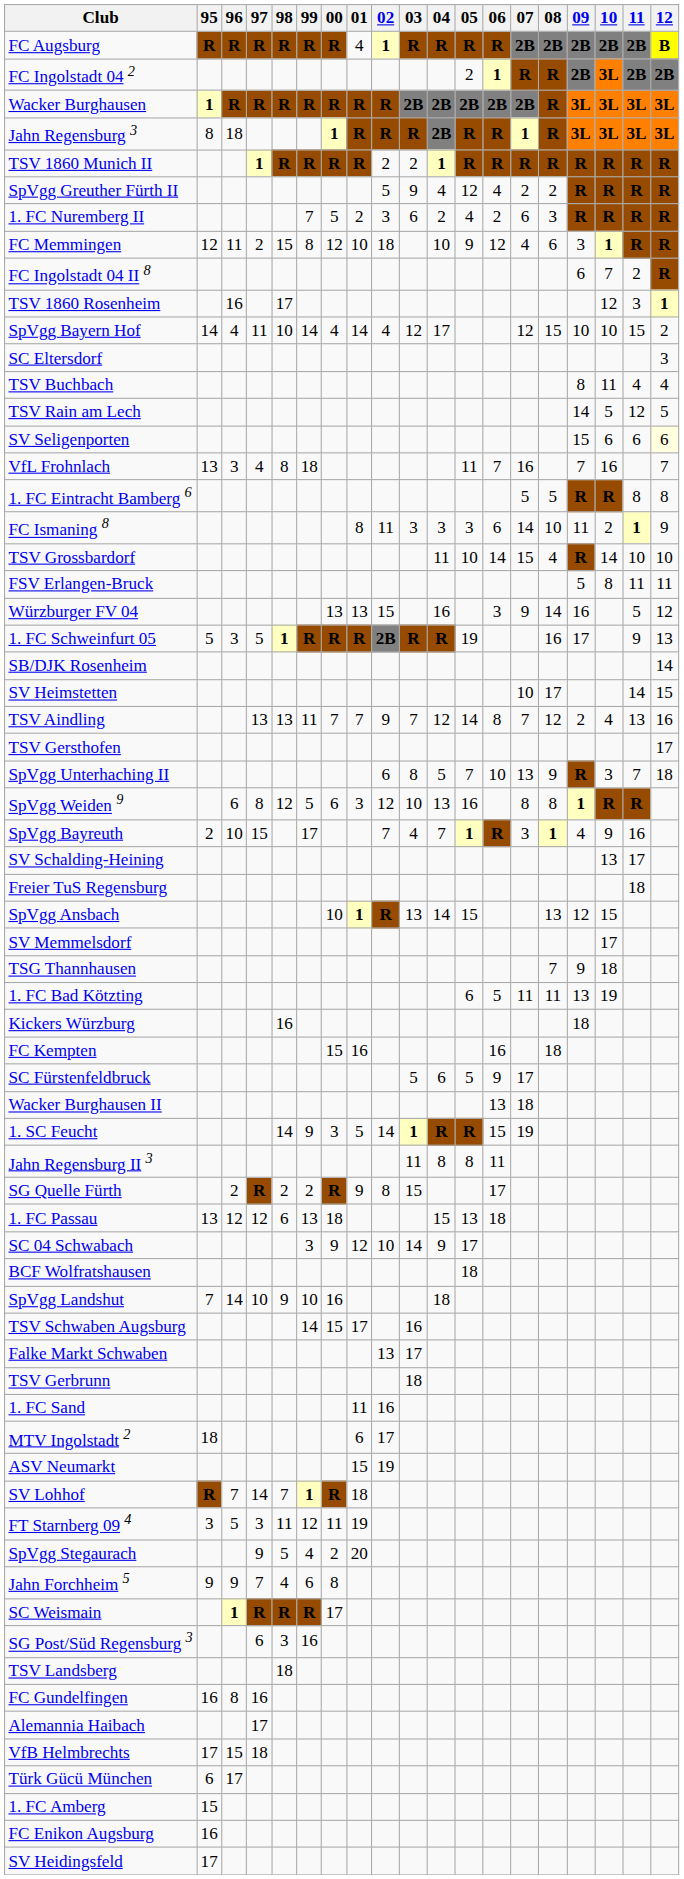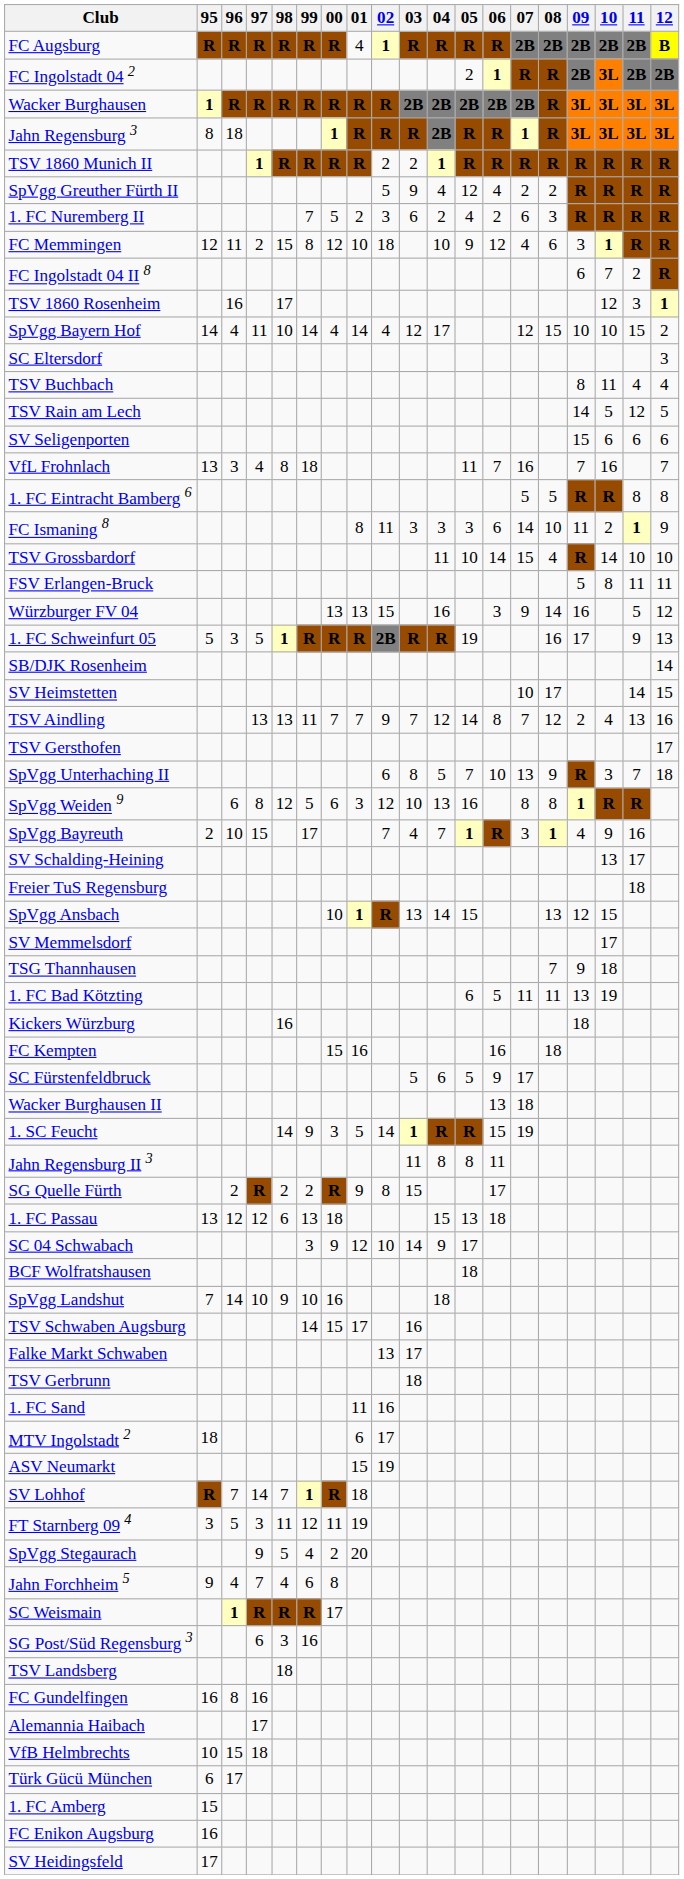(664, 439) lightyellow background -> (664, 439) no background
(234, 1582) 9 -> (234, 1582) 4
(209, 1752) 17 -> (209, 1752) 10
